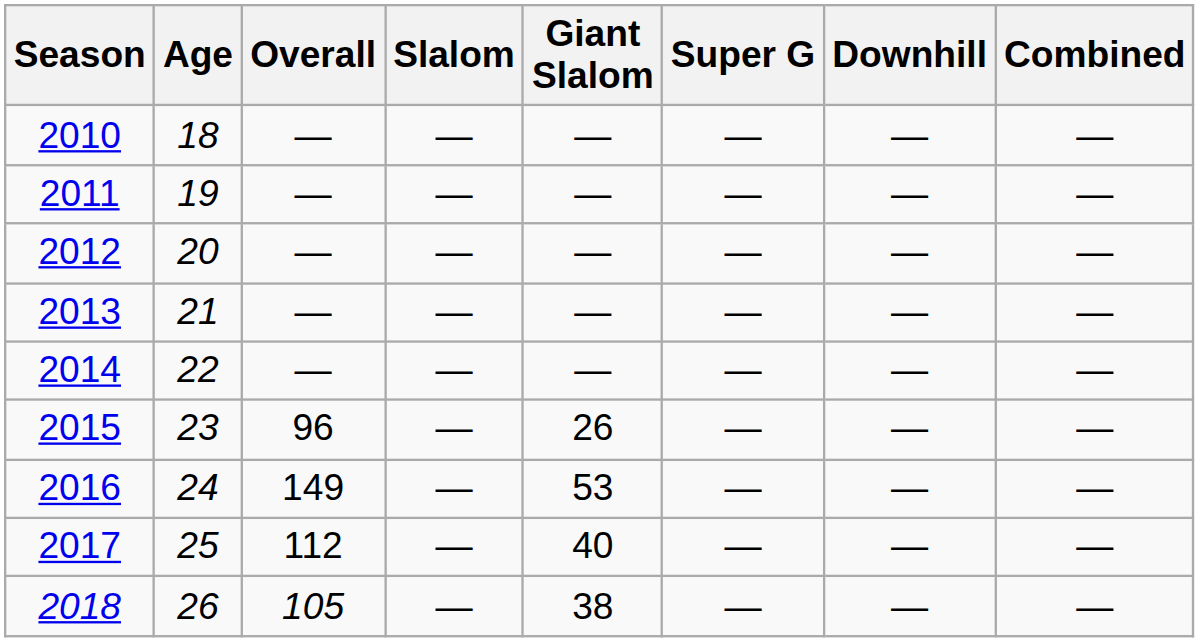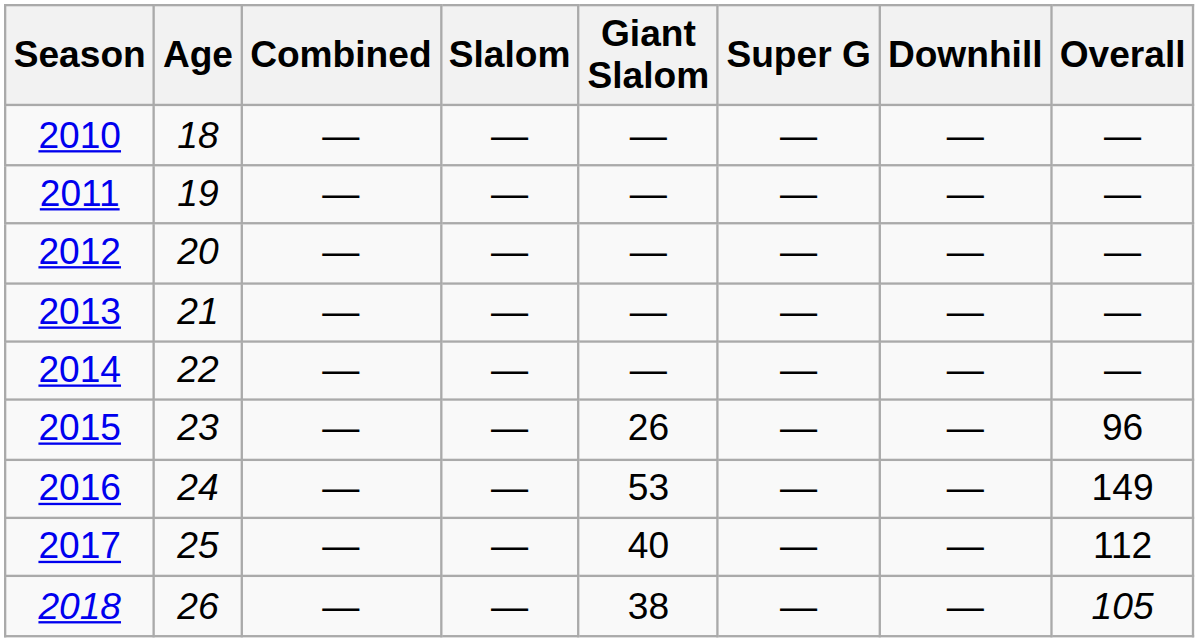columns swapped: (313, 54) <-> (1095, 54)
